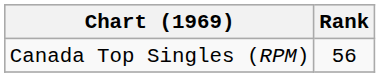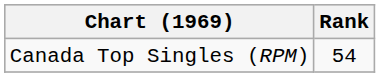(344, 56) 56 -> (344, 56) 54
